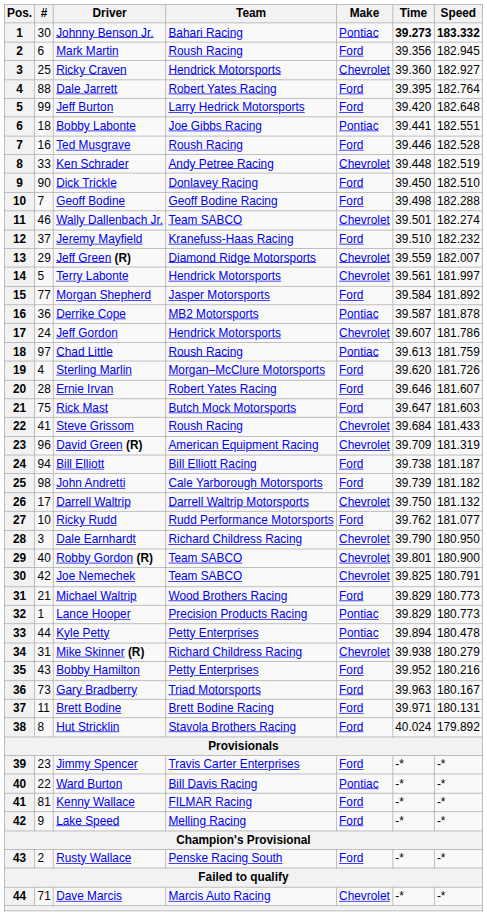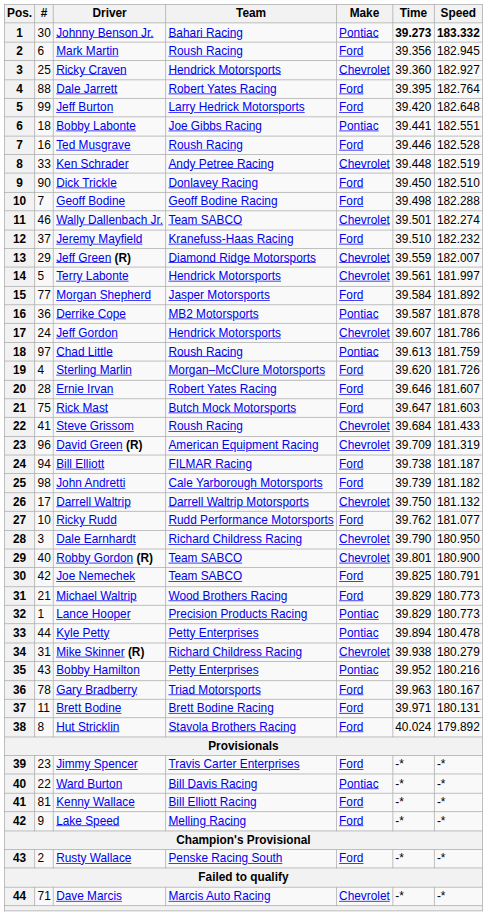(213, 464) Bill Elliott Racing -> (210, 464) FILMAR Racing
(364, 577) Chevrolet -> (351, 577) Ford
(351, 671) Ford -> (359, 671) Pontiac
(44, 689) 73 -> (44, 689) 78
(210, 802) FILMAR Racing -> (213, 802) Bill Elliott Racing
